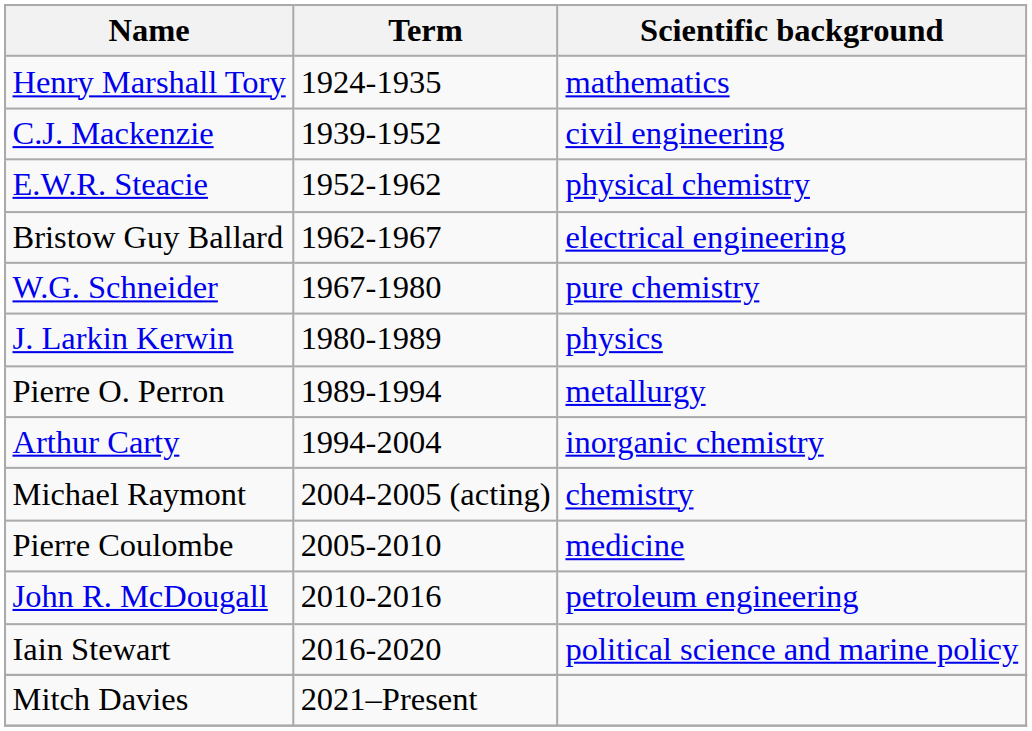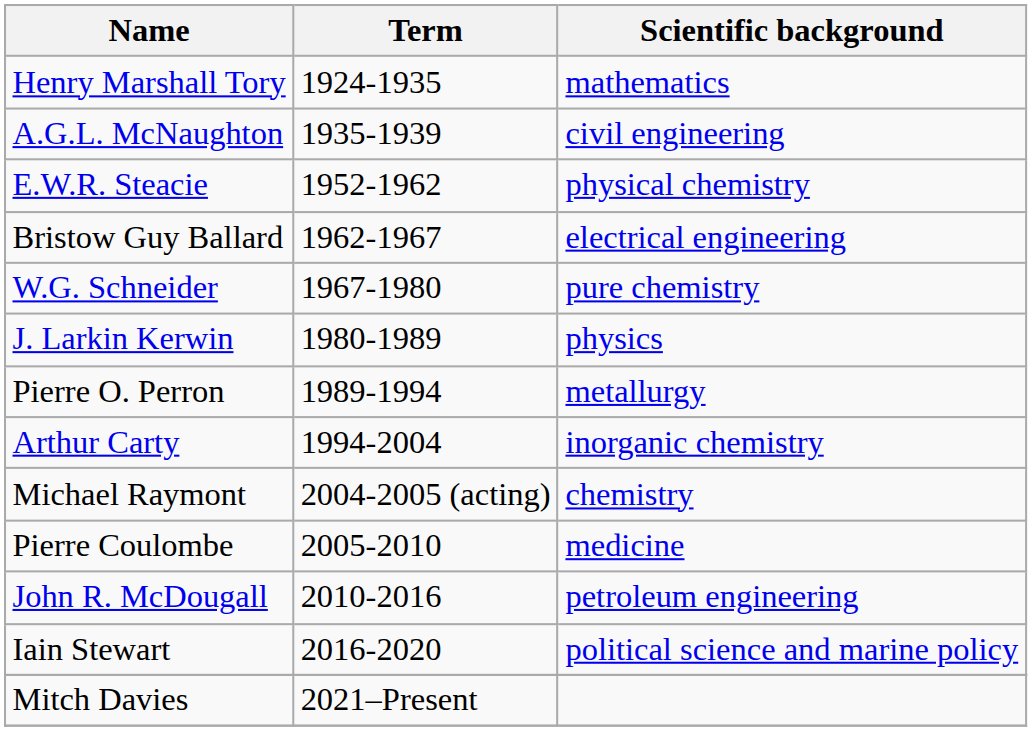+ row: (148, 133)
- row: (113, 133)
